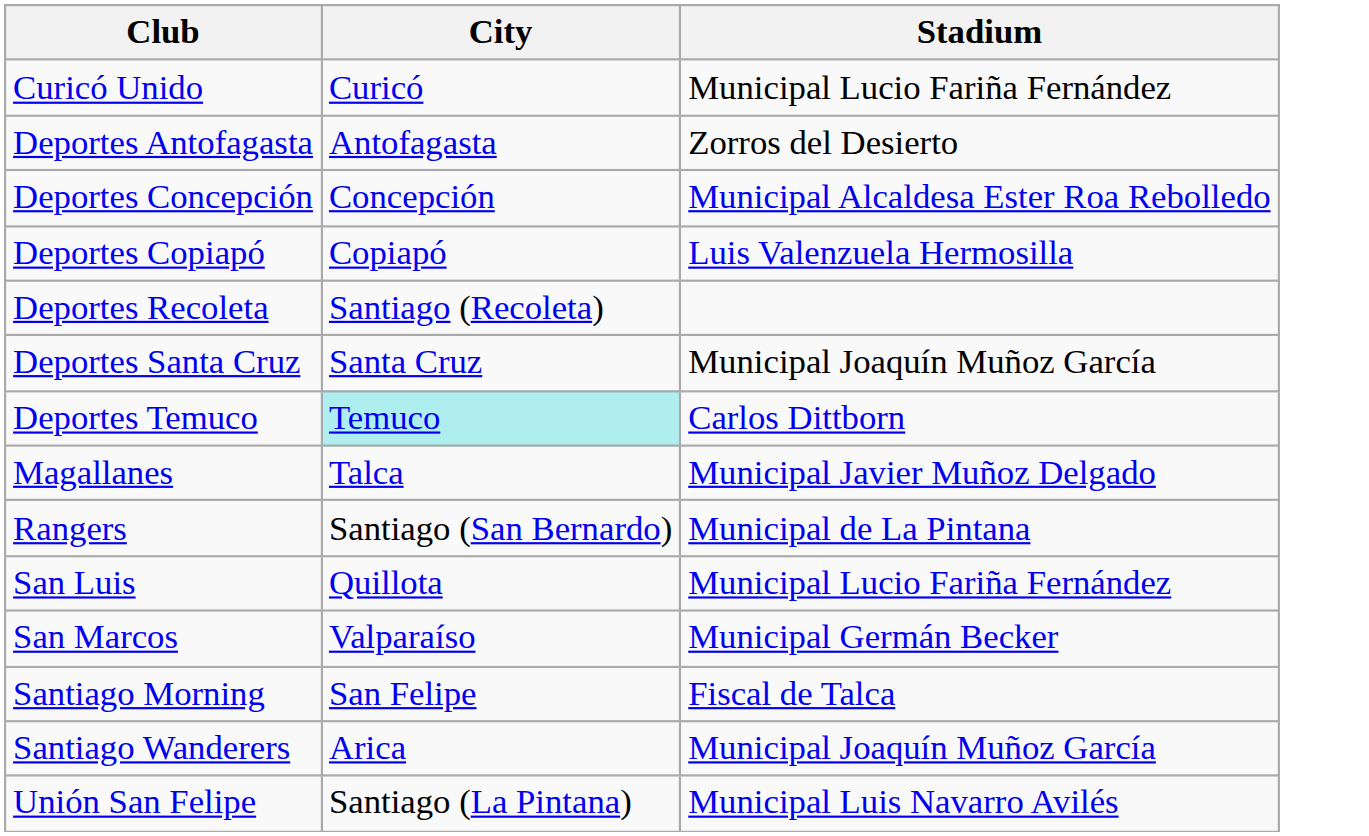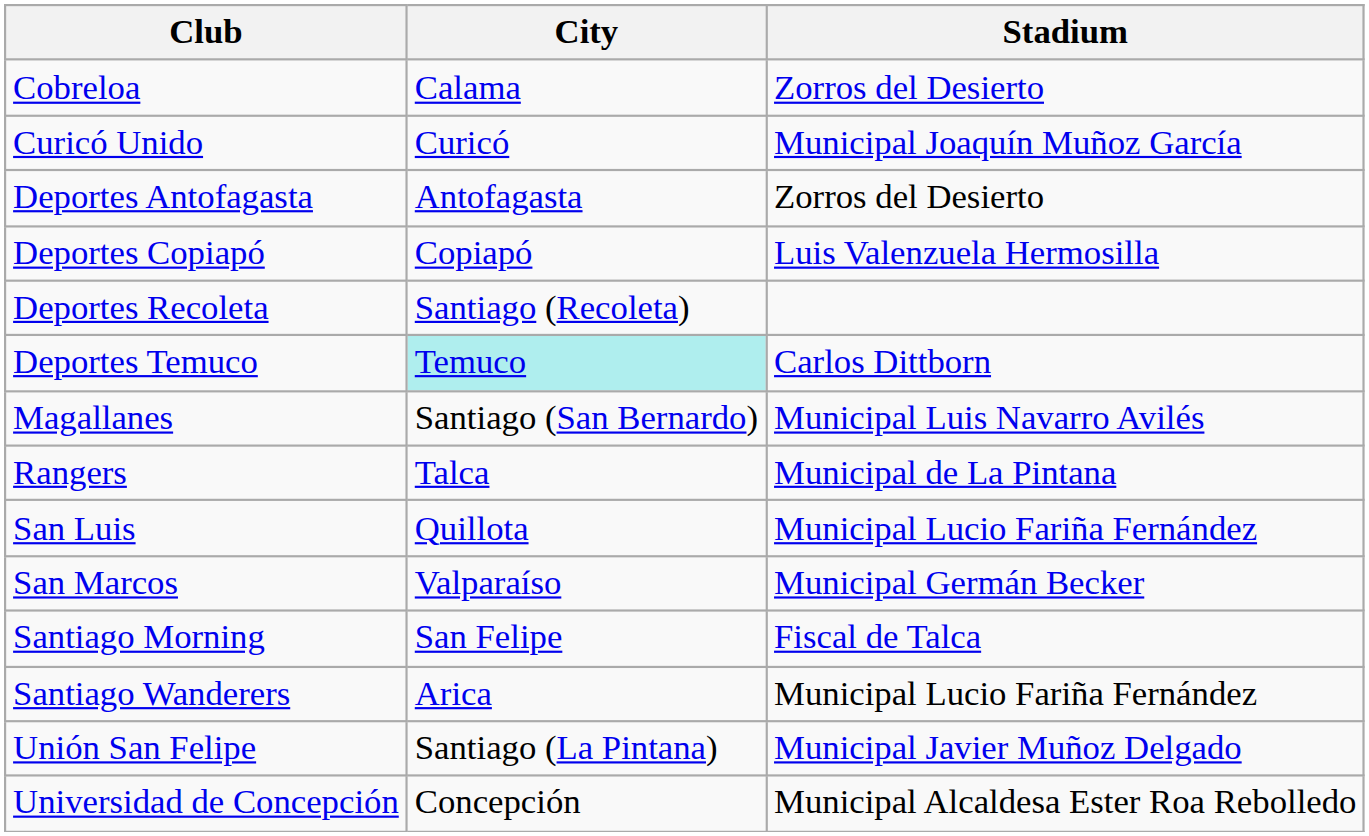+ row: (77, 87)
(930, 87) Municipal Lucio Fariña Fernández -> (1008, 142) Municipal Joaquín Muñoz García
- row: (163, 197)
- row: (157, 362)
(366, 472) Talca -> (586, 417) Santiago (San Bernardo)
(922, 472) Municipal Javier Muñoz Delgado -> (989, 417) Municipal Luis Navarro Avilés
(501, 527) Santiago (San Bernardo) -> (452, 472) Talca
(922, 747) Municipal Joaquín Muñoz García -> (1016, 692) Municipal Lucio Fariña Fernández
(903, 802) Municipal Luis Navarro Avilés -> (1008, 747) Municipal Javier Muñoz Delgado
+ row: (206, 802)
